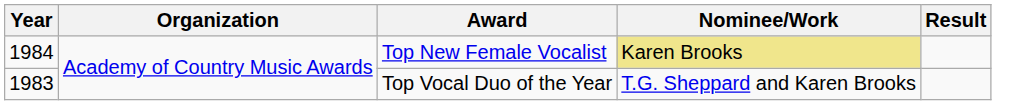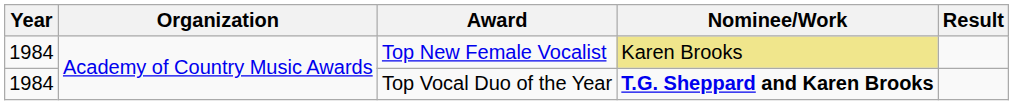(31, 83) 1983 -> (31, 83) 1984
(769, 83) normal -> (777, 83) bold
